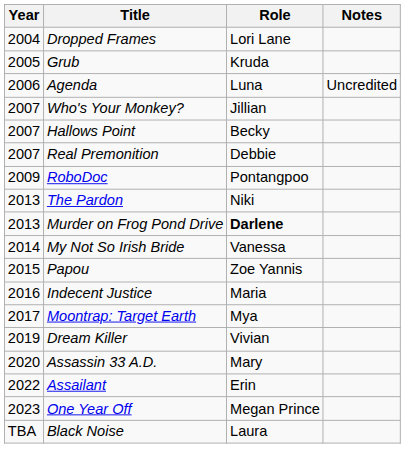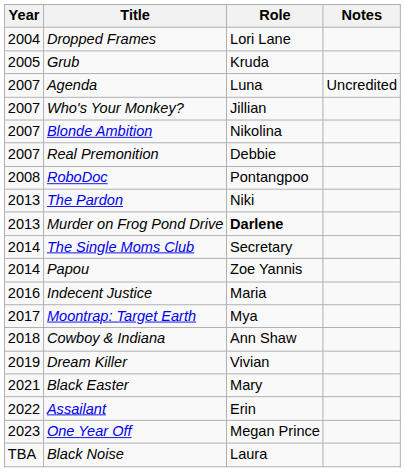(24, 85) 2006 -> (24, 85) 2007
- row: (91, 131)
+ row: (100, 131)
(24, 177) 2009 -> (24, 177) 2008
+ row: (121, 246)
- row: (116, 246)
(24, 270) 2015 -> (24, 270) 2014
+ row: (106, 339)
- row: (102, 362)
+ row: (88, 385)
